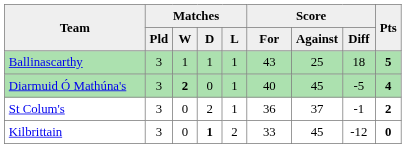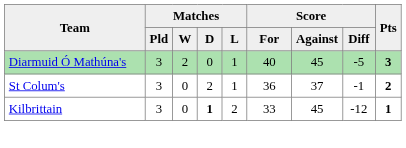- row: (46, 62)
(185, 85) bold -> (185, 62) normal
(388, 85) 4 -> (388, 62) 3
(388, 132) 0 -> (388, 108) 1
